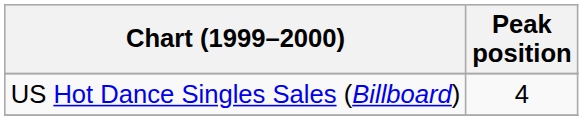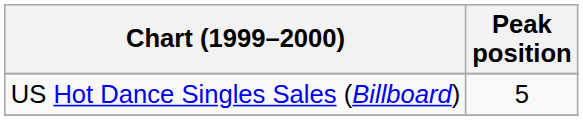(522, 94) 4 -> (522, 94) 5
